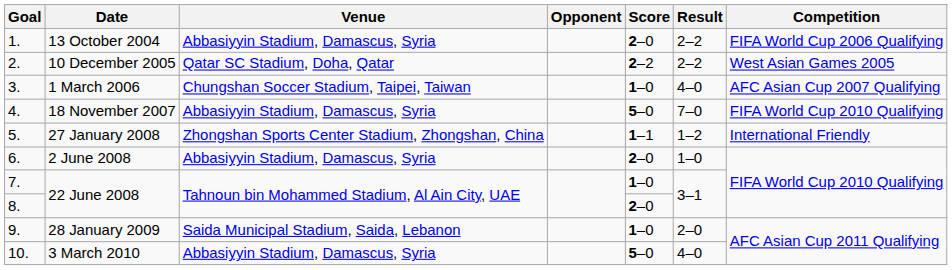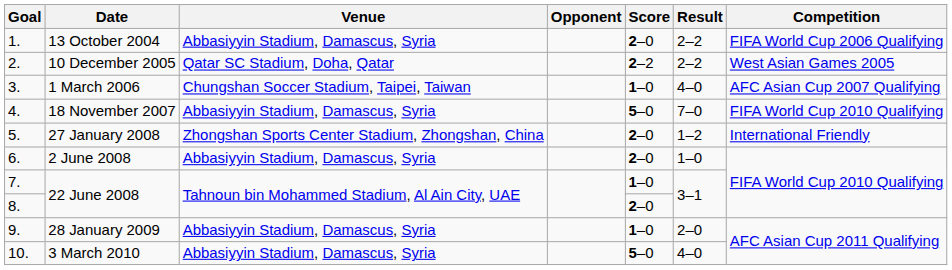(641, 135) 1–1 -> (641, 135) 2–0
(322, 230) Saida Municipal Stadium, Saida, Lebanon -> (309, 230) Abbasiyyin Stadium, Damascus, Syria
